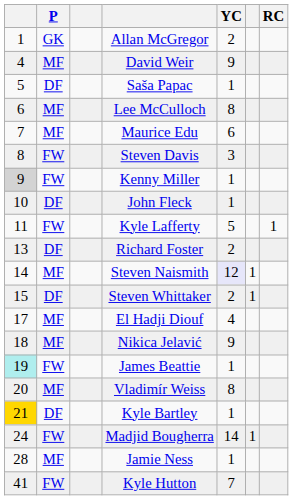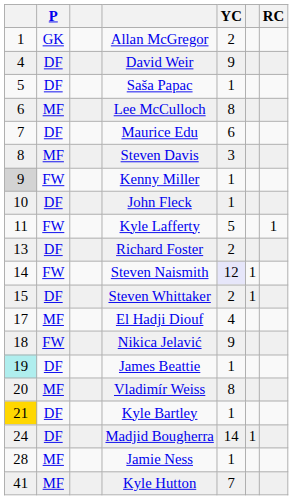(53, 62) MF -> (53, 62) DF
(53, 132) MF -> (53, 132) DF
(53, 156) FW -> (53, 156) MF
(53, 272) MF -> (53, 272) FW
(53, 343) MF -> (53, 343) FW
(53, 366) FW -> (53, 366) DF
(53, 436) FW -> (53, 436) DF
(53, 483) FW -> (53, 483) MF
